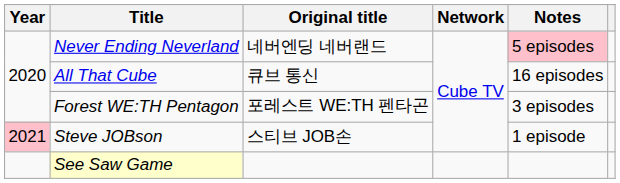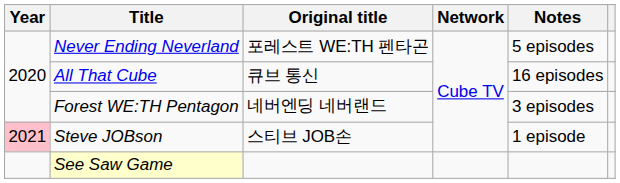(317, 45) 네버엔딩 네버랜드 -> (338, 45) 포레스트 WE:TH 펜타곤
(553, 46) pink background -> (553, 46) no background
(338, 106) 포레스트 WE:TH 펜타곤 -> (317, 106) 네버엔딩 네버랜드
